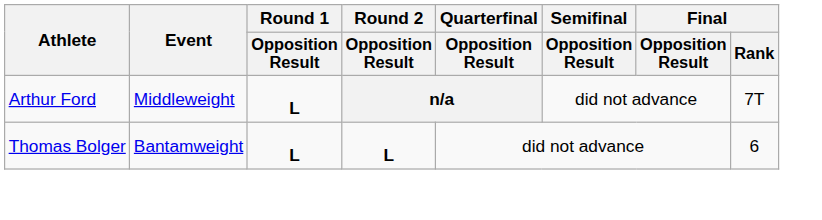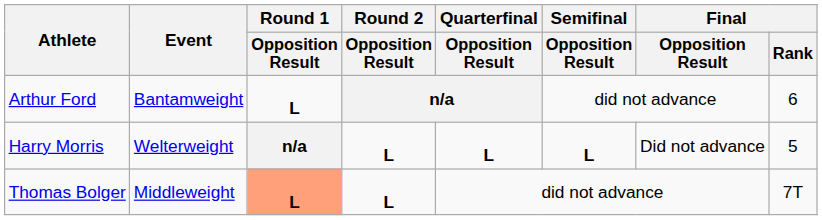(184, 99) Middleweight -> (189, 99) Bantamweight
(754, 99) 7T -> (793, 99) 6
+ row: (56, 146)
(189, 146) Bantamweight -> (184, 192) Middleweight
(294, 155) no background -> (294, 202) lightsalmon background
(754, 146) 6 -> (793, 192) 7T
